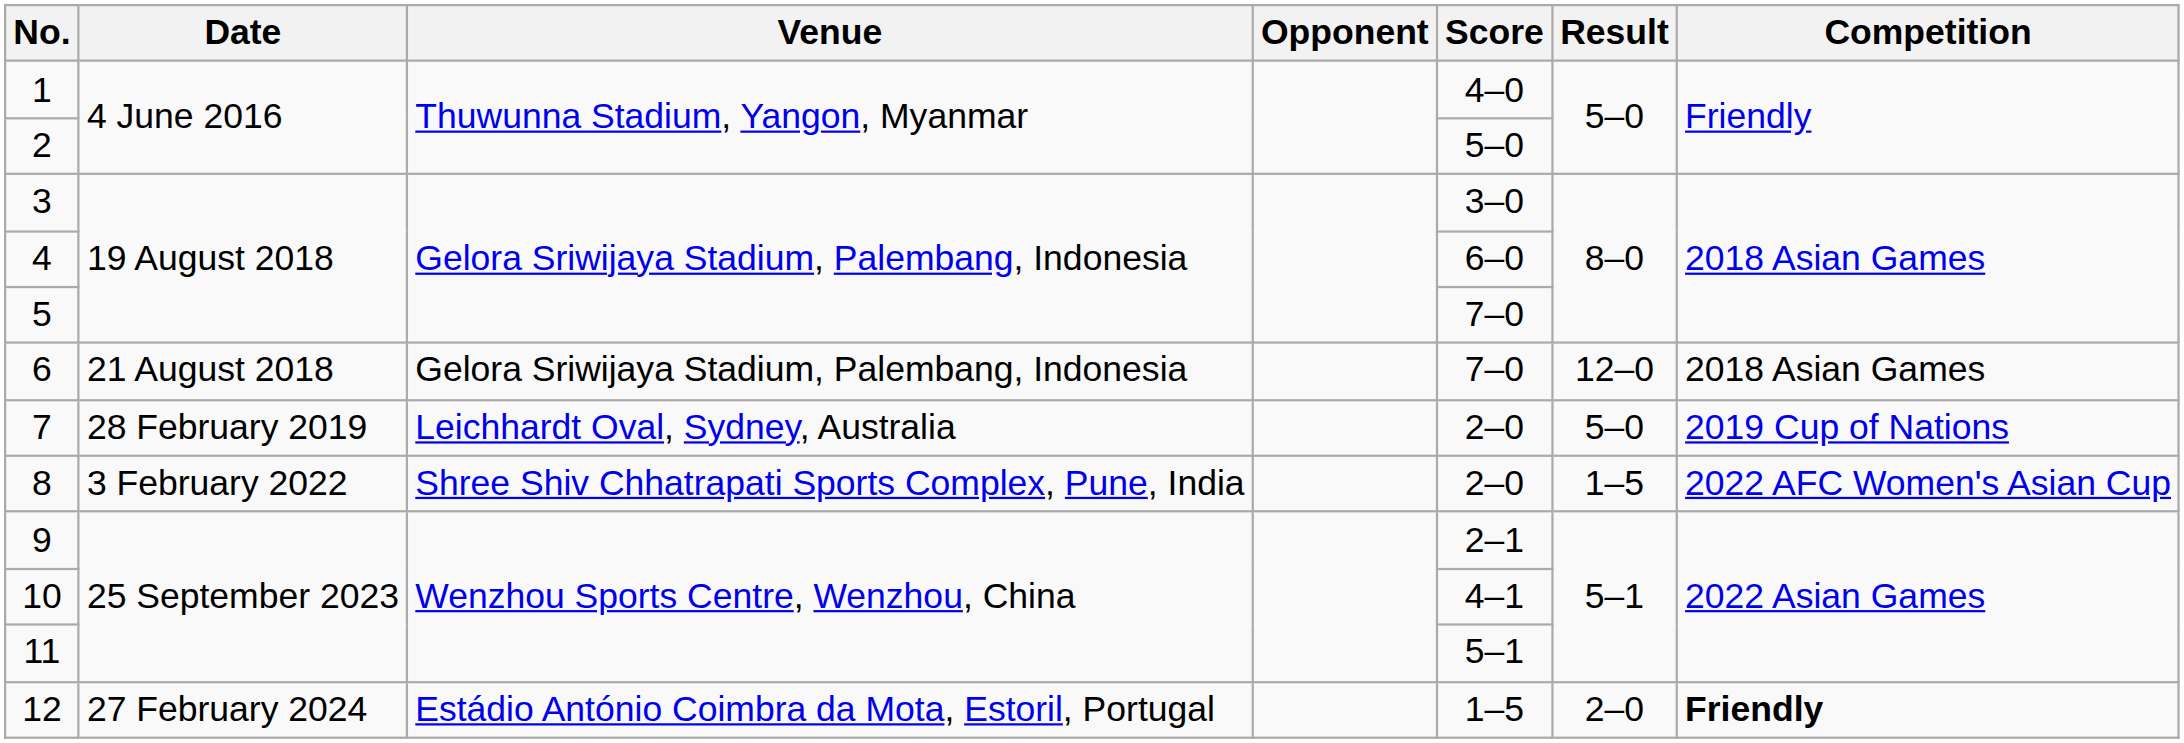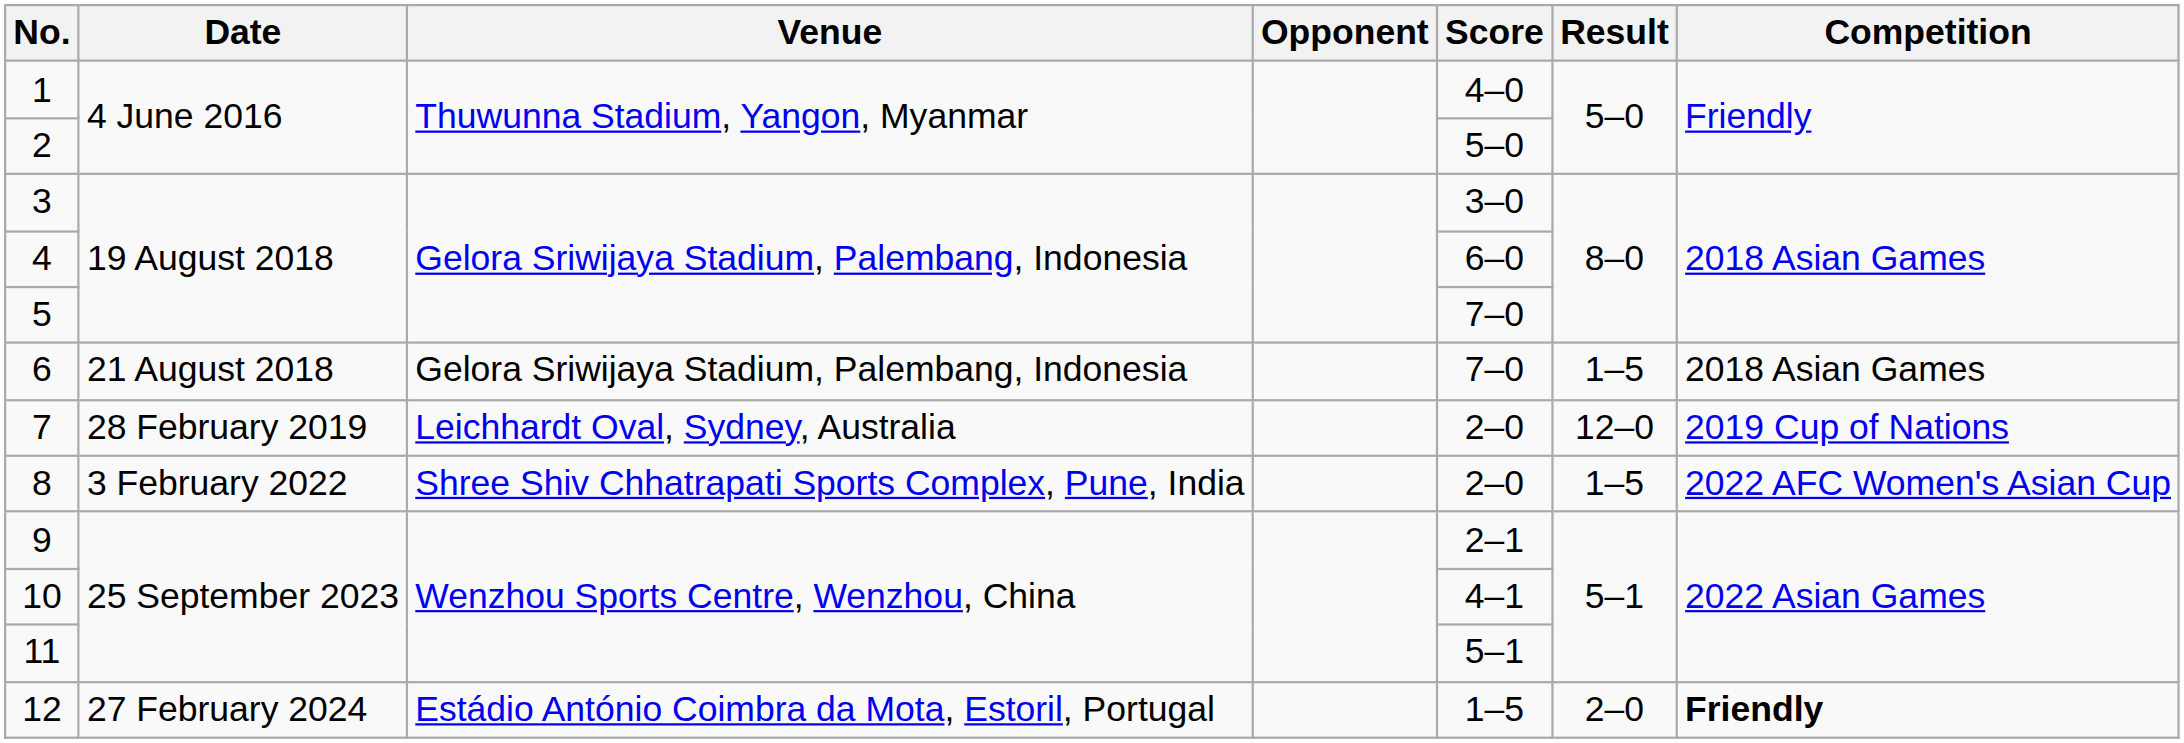(1614, 370) 12–0 -> (1614, 370) 1–5
(1614, 426) 5–0 -> (1614, 426) 12–0
